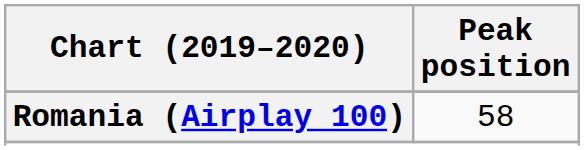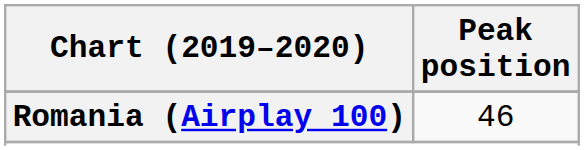(496, 117) 58 -> (496, 117) 46
